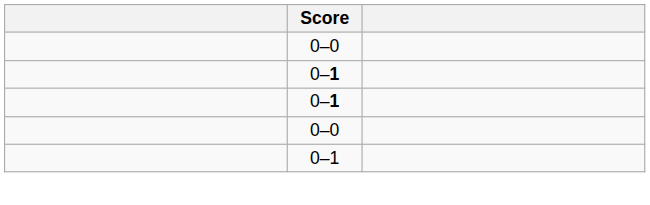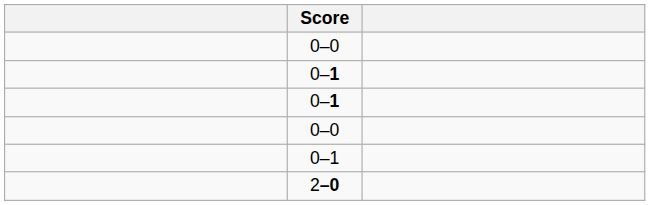+ row: (146, 186)
